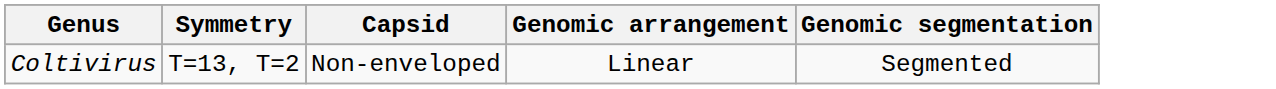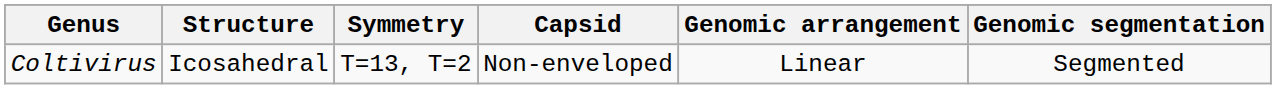+ column: (248, 25)
